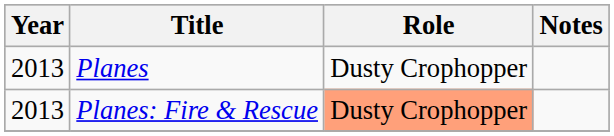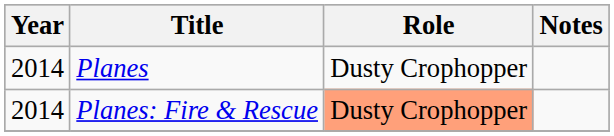(38, 67) 2013 -> (38, 67) 2014
(38, 109) 2013 -> (38, 109) 2014
